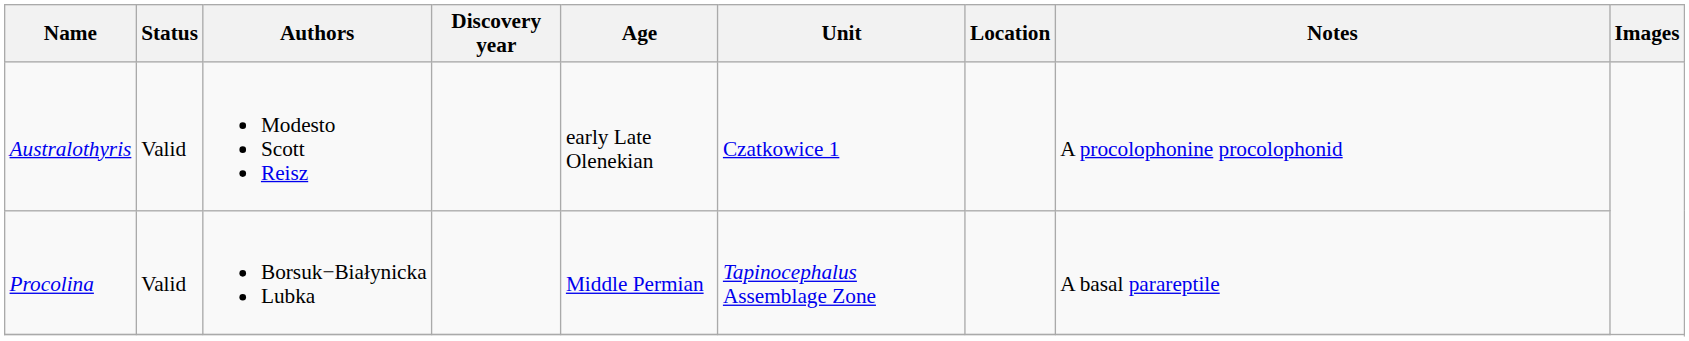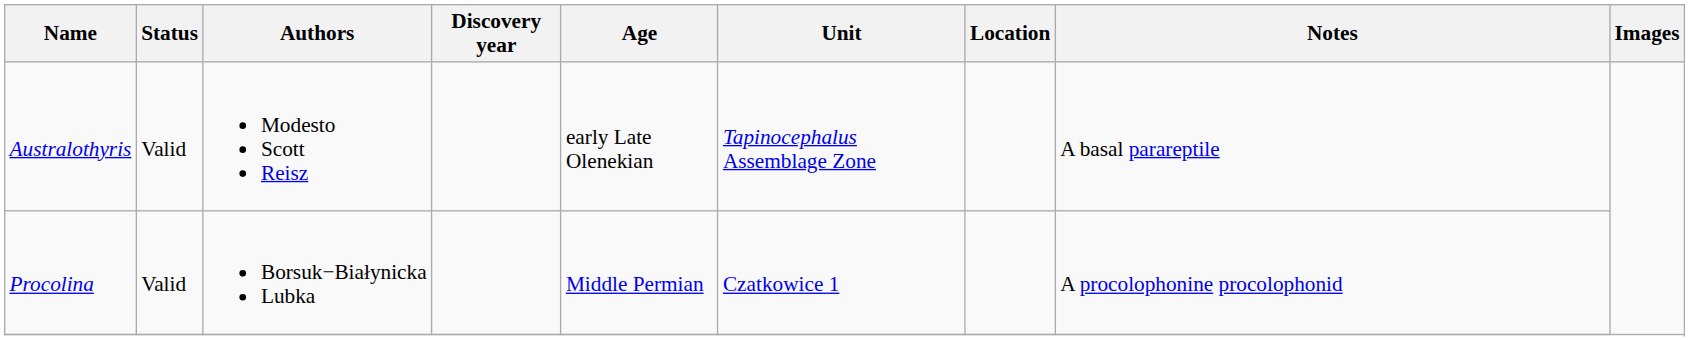(781, 148) Czatkowice 1 -> (799, 148) Tapinocephalus Assemblage Zone
(1201, 148) A procolophonine procolophonid -> (1140, 148) A basal parareptile
(799, 284) Tapinocephalus Assemblage Zone -> (781, 284) Czatkowice 1
(1140, 284) A basal parareptile -> (1201, 284) A procolophonine procolophonid
